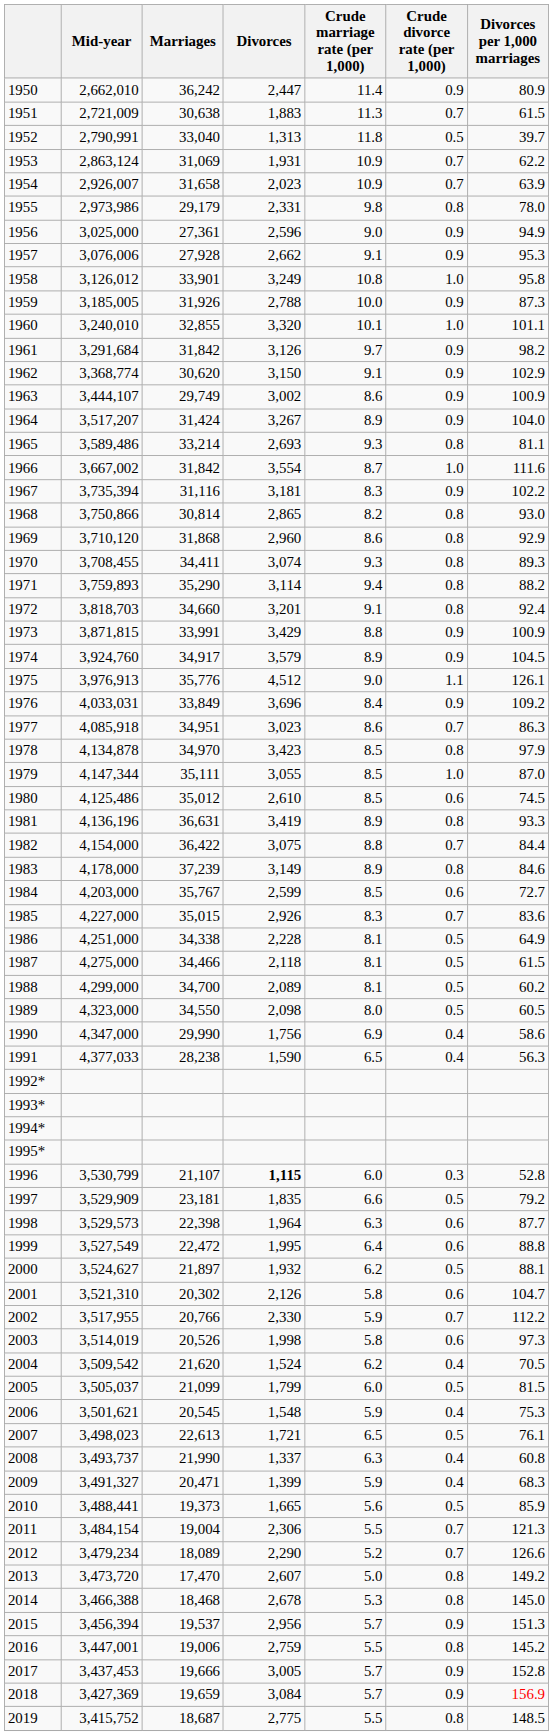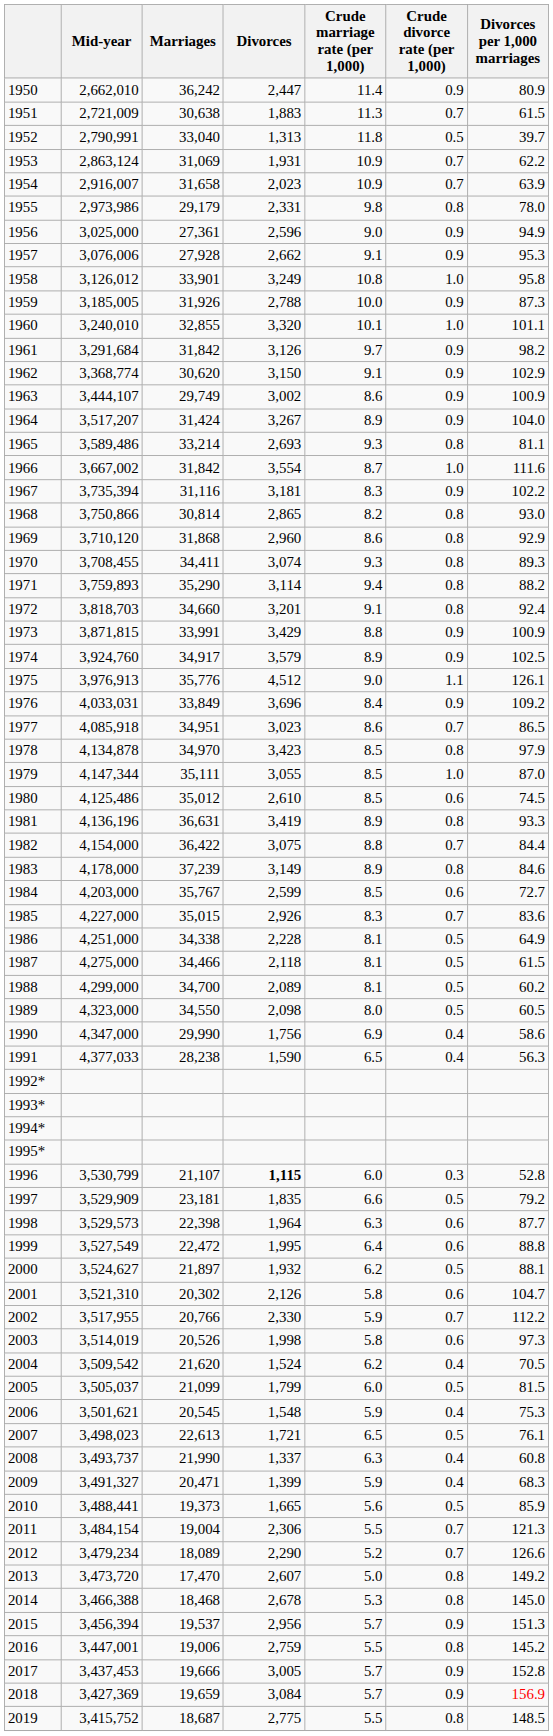(109, 184) 2,926,007 -> (109, 184) 2,916,007
(528, 656) 104.5 -> (528, 656) 102.5
(532, 727) 86.3 -> (532, 727) 86.5
